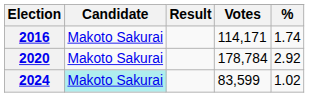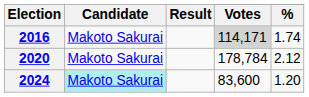(242, 37) no background -> (242, 37) lightgrey background
(287, 59) 2.92 -> (287, 59) 2.12
(239, 80) 83,599 -> (239, 80) 83,600
(287, 80) 1.02 -> (287, 80) 1.20
